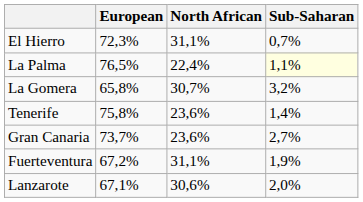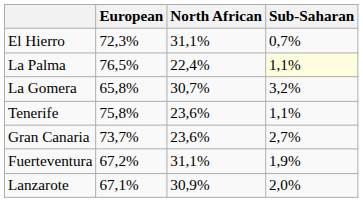(285, 112) 1,4% -> (285, 112) 1,1%
(190, 185) 30,6% -> (190, 185) 30,9%
